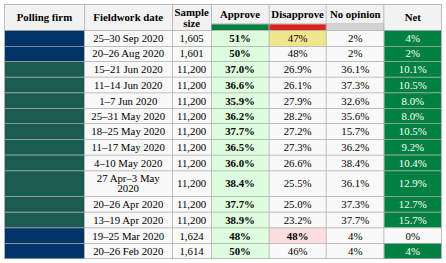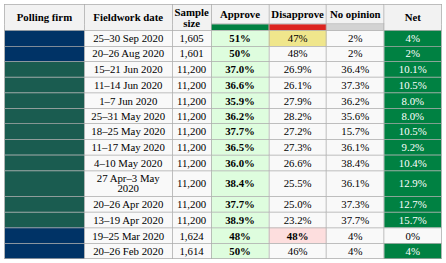(355, 70) 36.1% -> (355, 70) 36.4%
(355, 101) 32.6% -> (355, 101) 36.2%
(355, 148) 36.2% -> (355, 148) 36.1%
